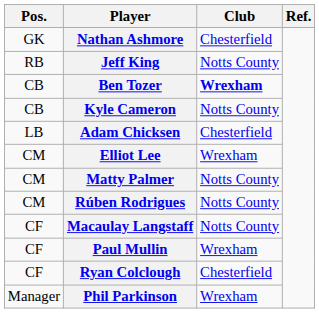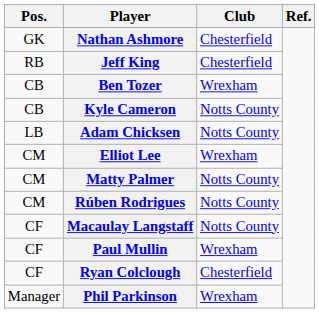(240, 62) Notts County -> (236, 62) Chesterfield
(231, 86) bold -> (229, 86) normal
(236, 132) Chesterfield -> (240, 132) Notts County
